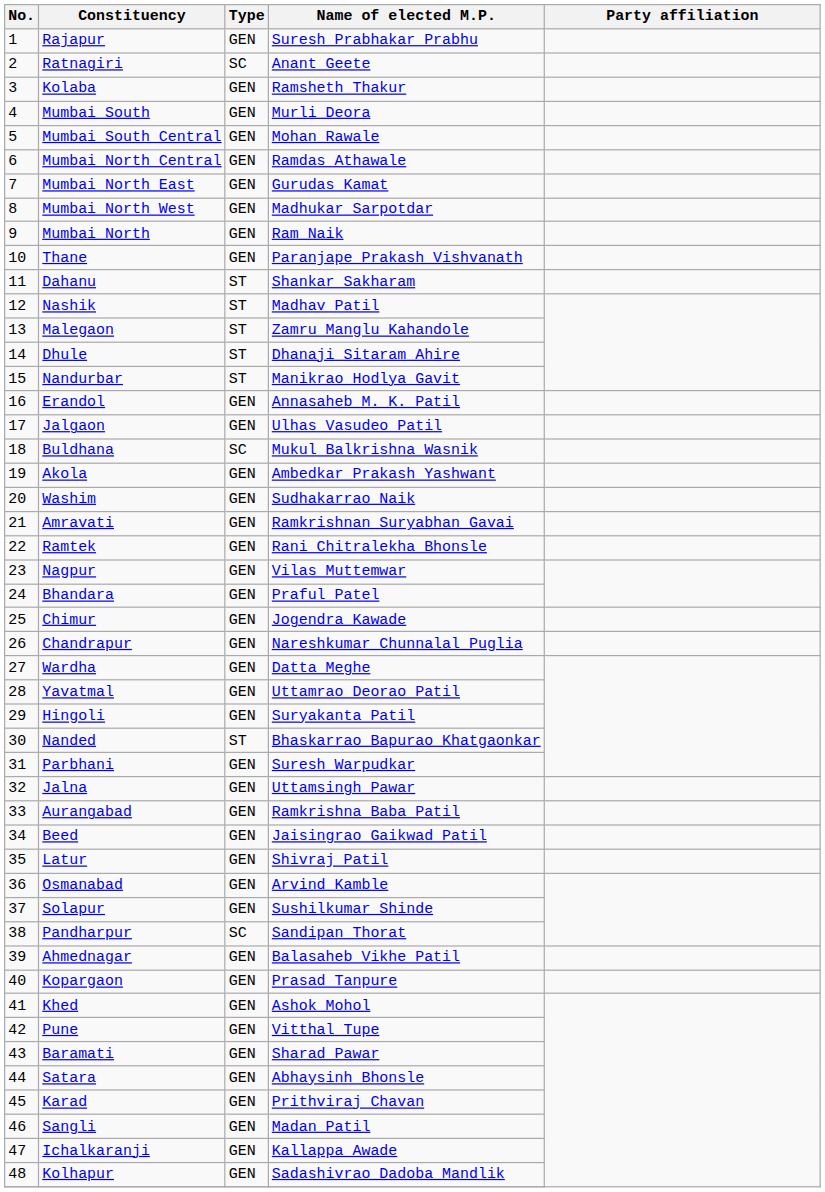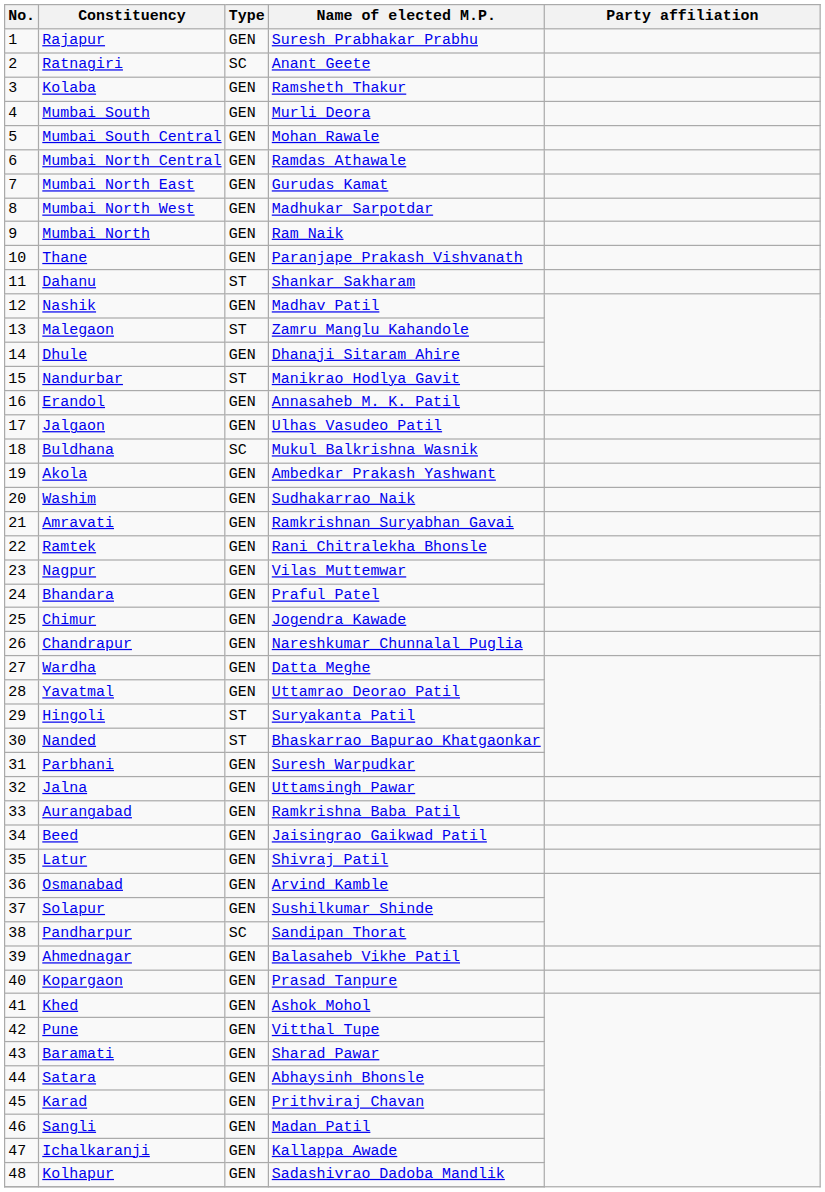(238, 307) ST -> (242, 307) GEN
(238, 355) ST -> (242, 355) GEN
(242, 717) GEN -> (238, 717) ST
